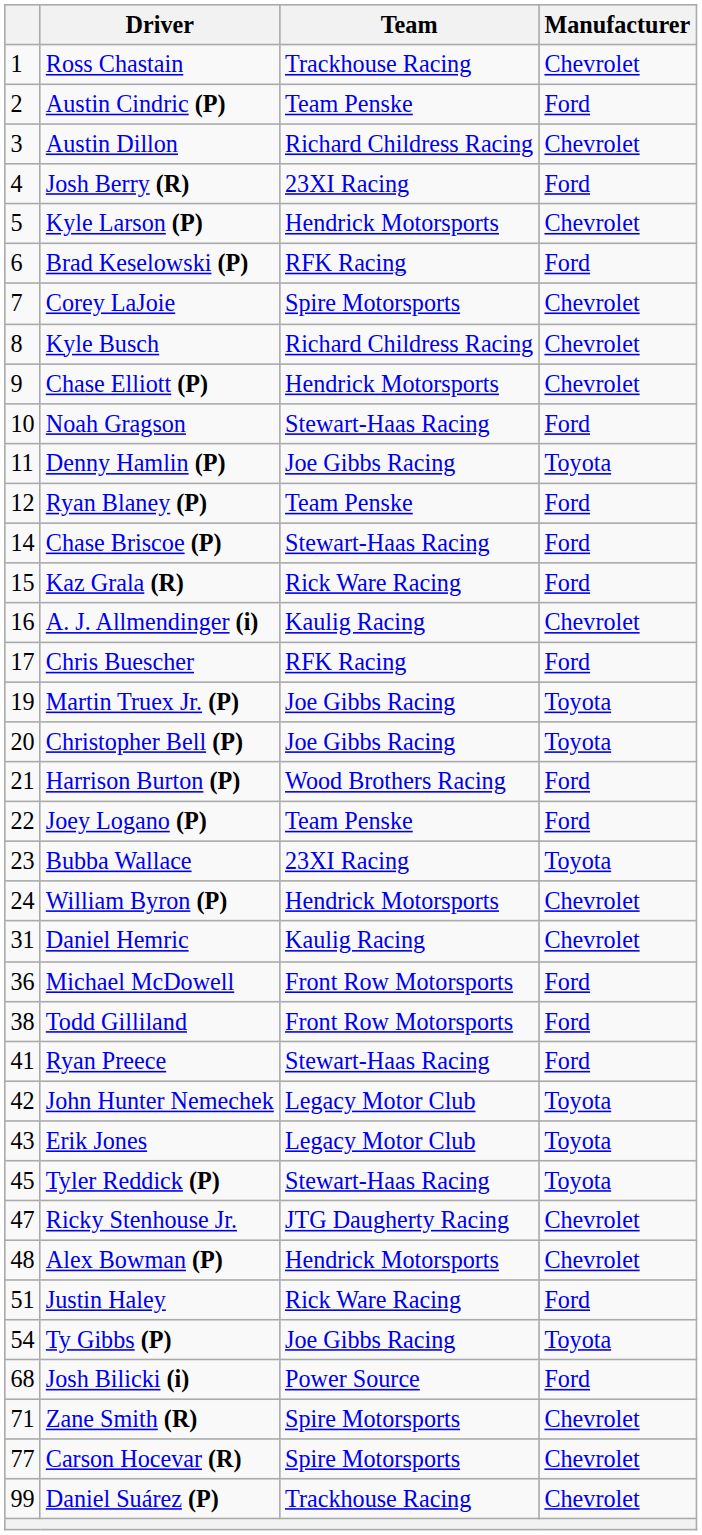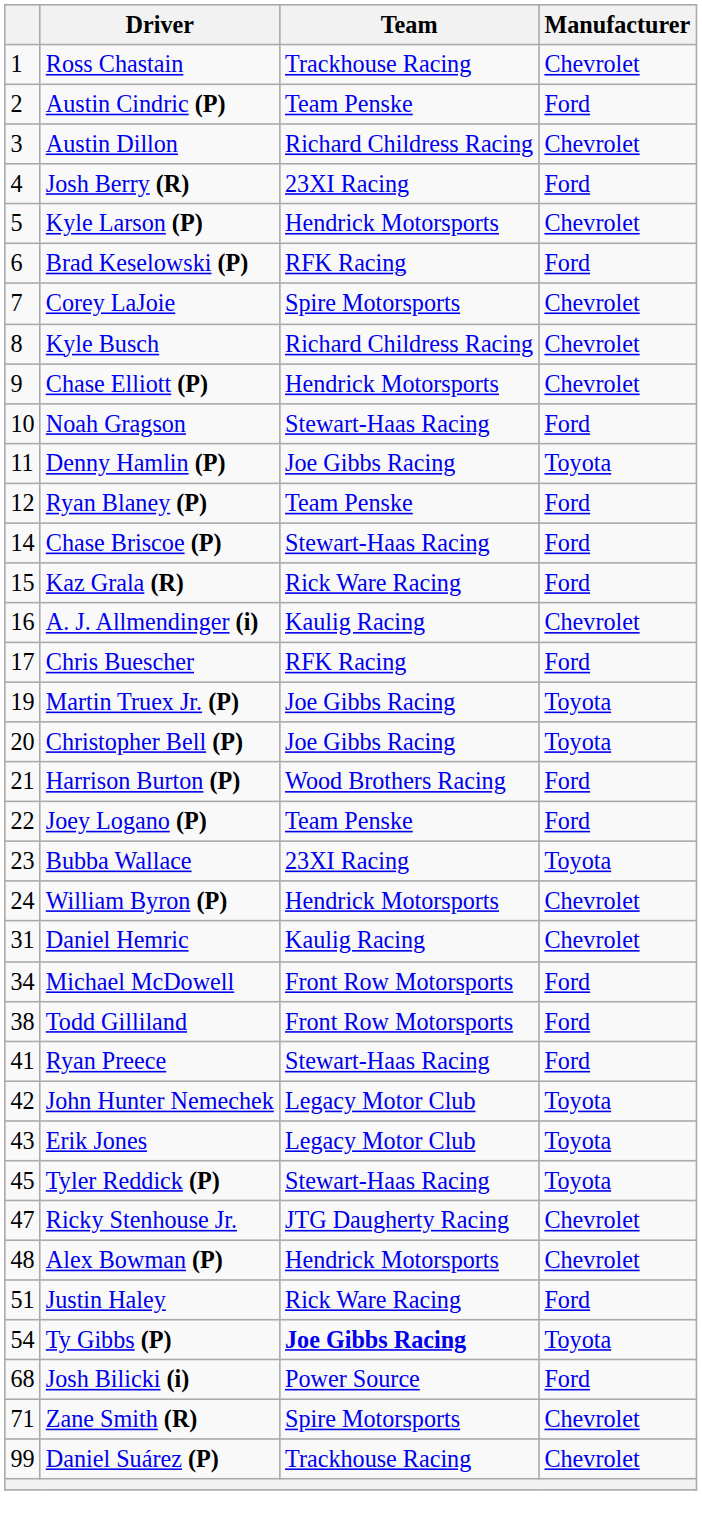(22, 980) 36 -> (22, 980) 34
(370, 1339) normal -> (376, 1339) bold
- row: (144, 1459)
